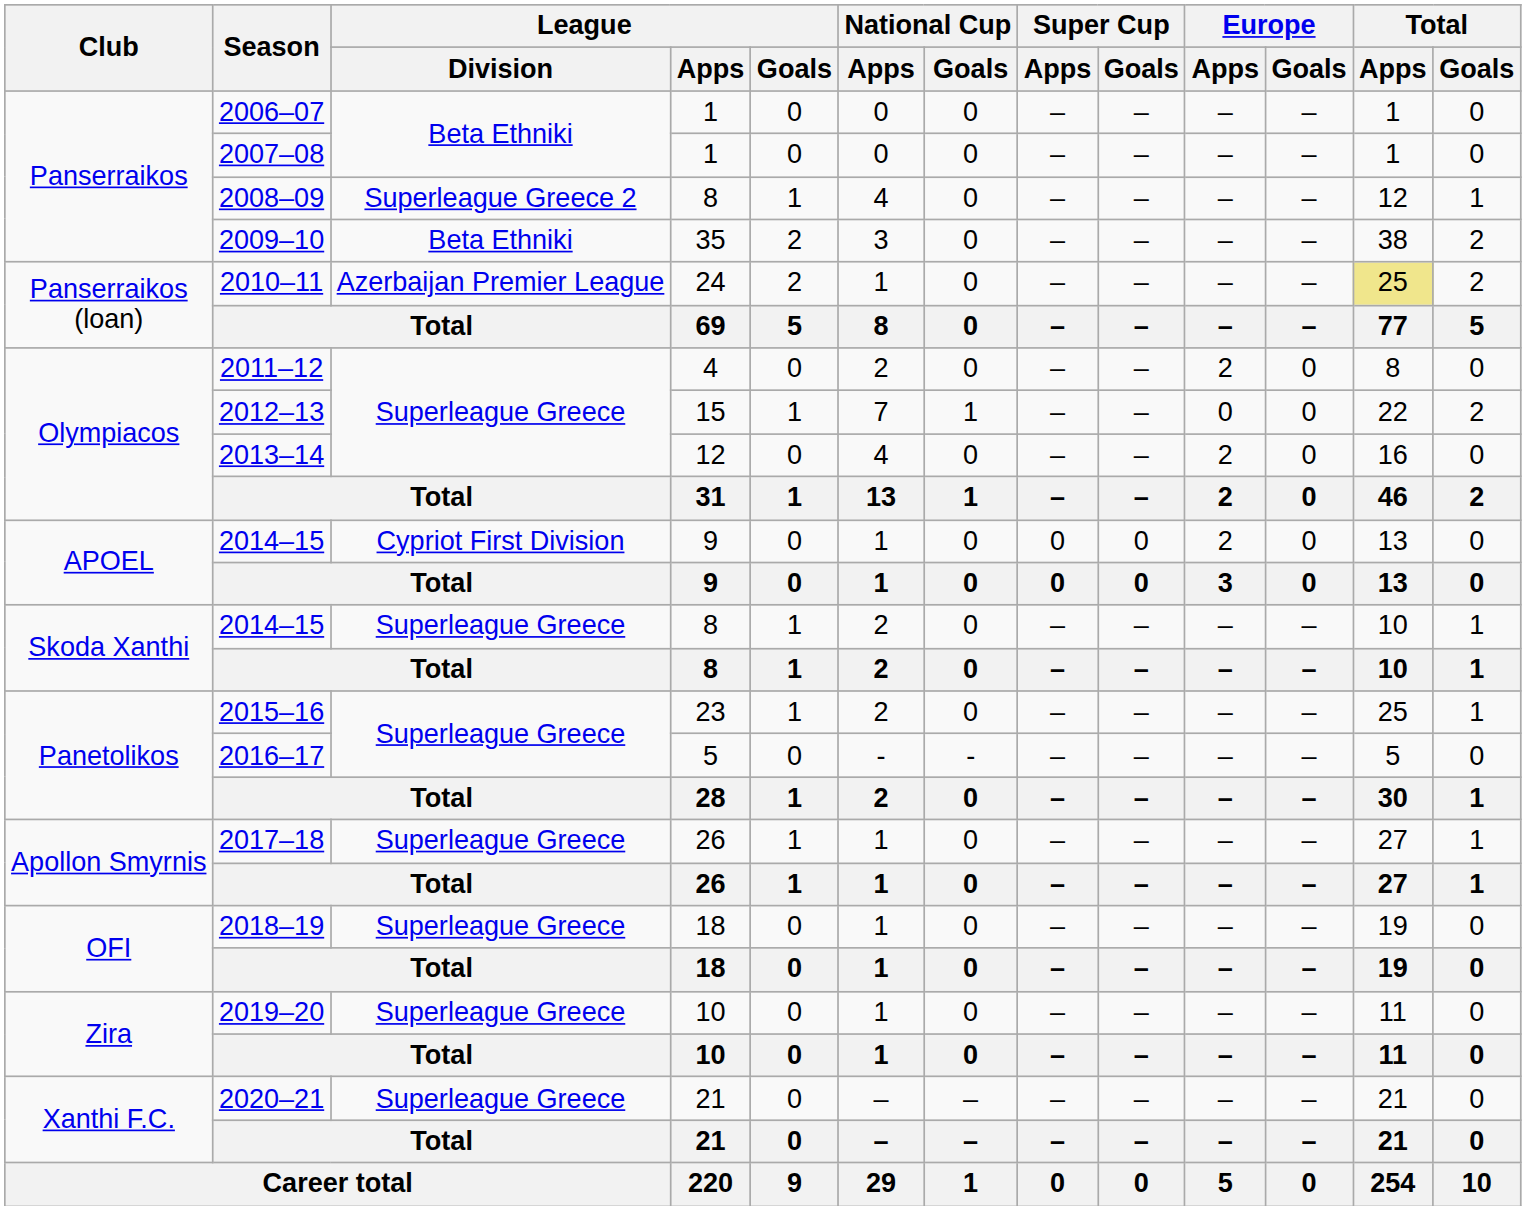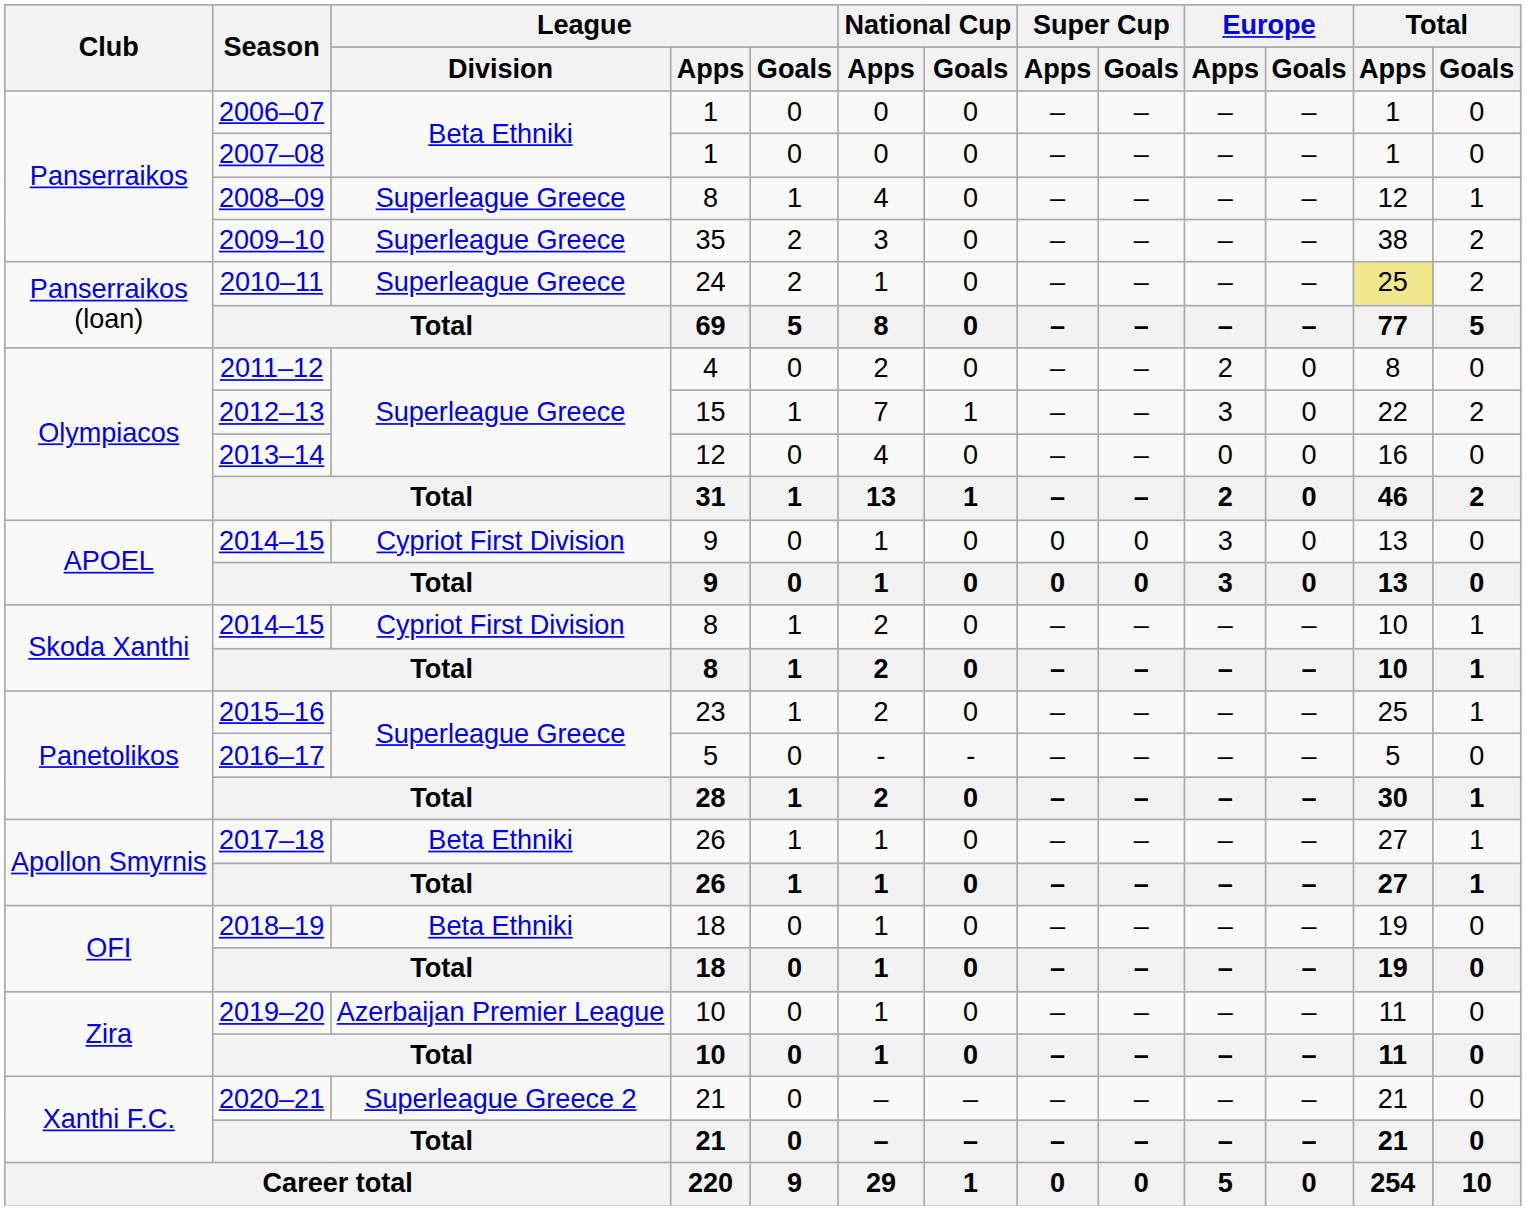(500, 197) Superleague Greece 2 -> (500, 197) Superleague Greece
(501, 240) Beta Ethniki -> (500, 240) Superleague Greece
(501, 283) Azerbaijan Premier League -> (500, 283) Superleague Greece
(1225, 411) 0 -> (1225, 411) 3
(1225, 454) 2 -> (1225, 454) 0
(1225, 540) 2 -> (1225, 540) 3
(500, 626) Superleague Greece -> (500, 626) Cypriot First Division
(500, 840) Superleague Greece -> (501, 840) Beta Ethniki
(500, 926) Superleague Greece -> (501, 926) Beta Ethniki
(500, 1012) Superleague Greece -> (501, 1012) Azerbaijan Premier League
(500, 1098) Superleague Greece -> (500, 1098) Superleague Greece 2
